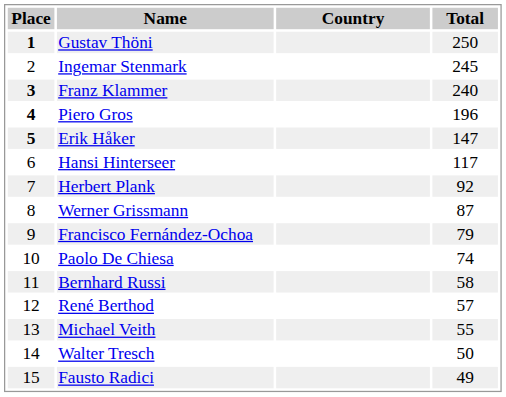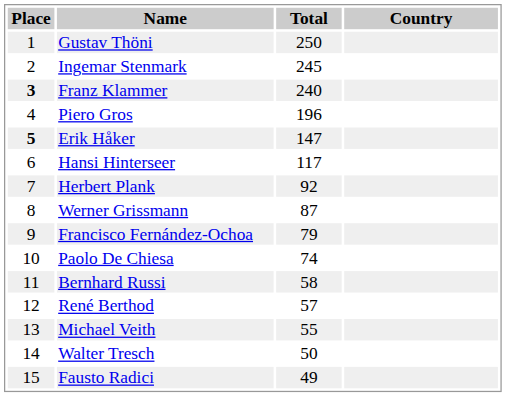columns swapped: (353, 18) <-> (465, 18)
(31, 42) bold -> (31, 42) normal
(31, 114) bold -> (31, 114) normal
